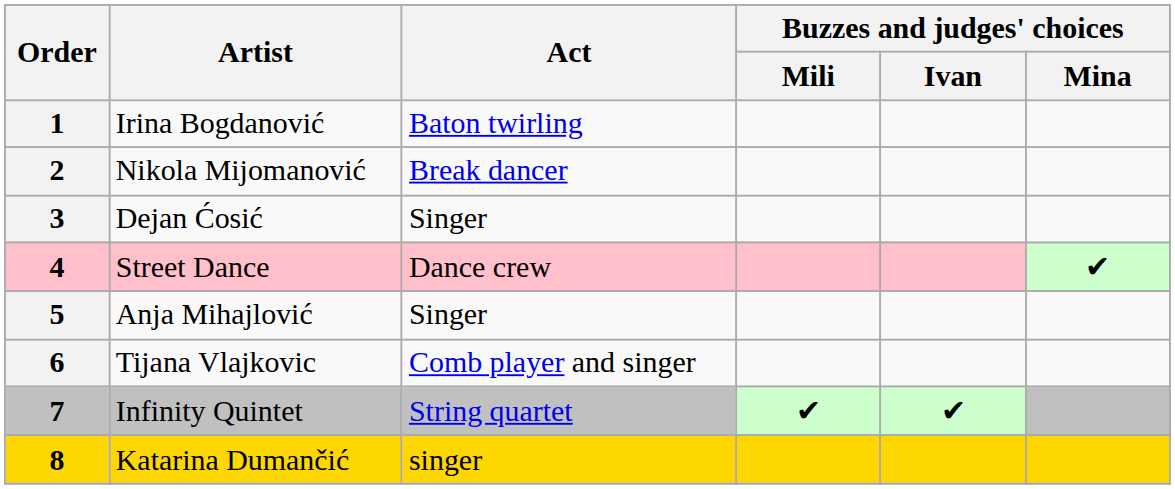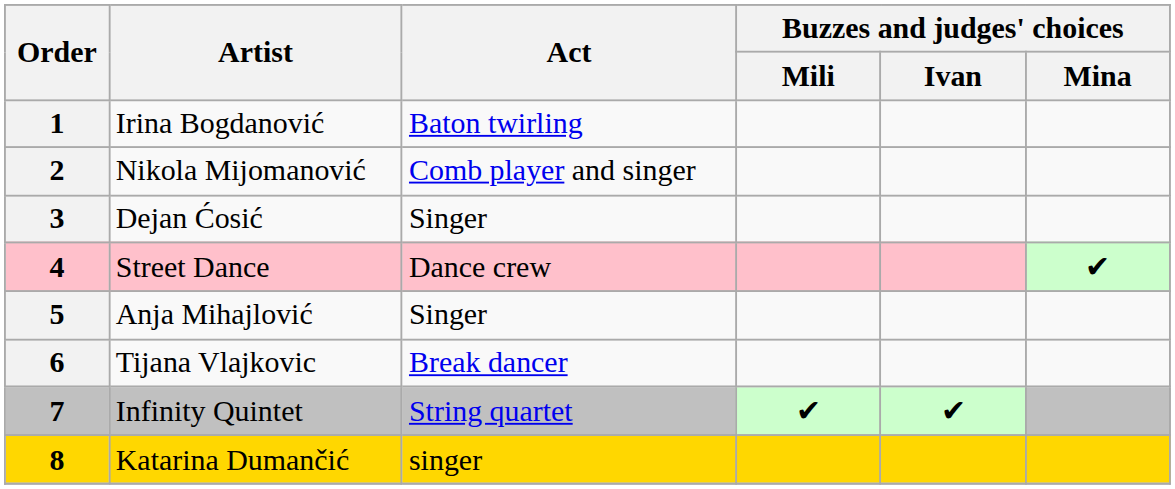(488, 170) Break dancer -> (552, 170) Comb player and singer
(552, 362) Comb player and singer -> (488, 362) Break dancer
